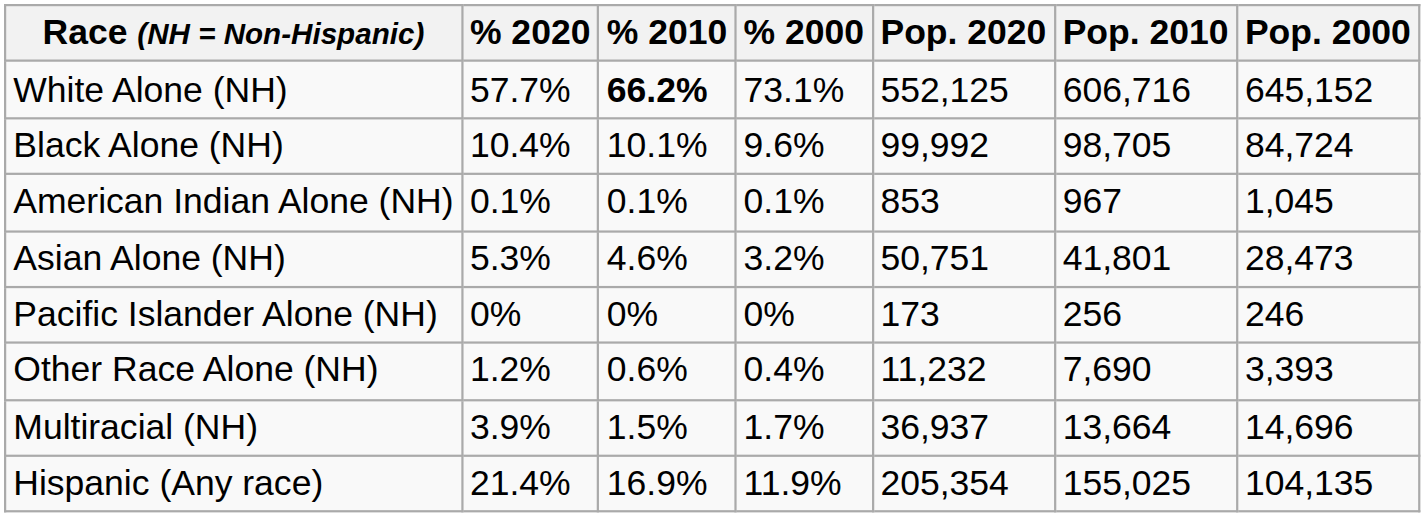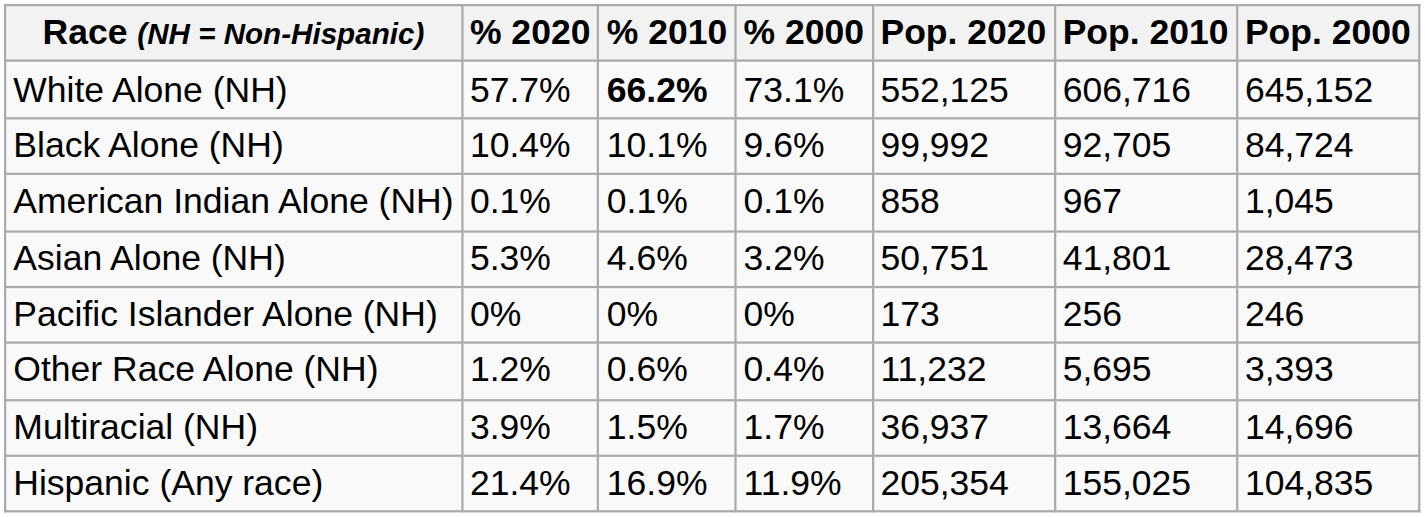(1117, 145) 98,705 -> (1117, 145) 92,705
(910, 201) 853 -> (910, 201) 858
(1107, 370) 7,690 -> (1107, 370) 5,695
(1309, 483) 104,135 -> (1309, 483) 104,835
